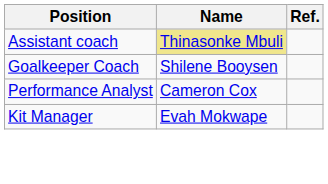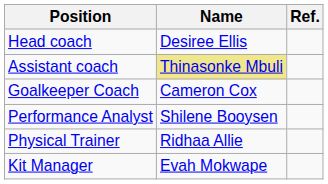+ row: (50, 41)
(219, 66) Shilene Booysen -> (208, 91) Cameron Cox
(208, 91) Cameron Cox -> (219, 116) Shilene Booysen
+ row: (64, 141)
